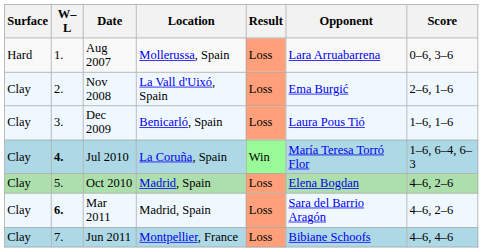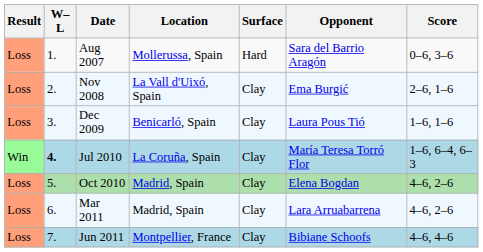columns swapped: (266, 21) <-> (28, 21)
(334, 55) Lara Arruabarrena -> (326, 55) Sara del Barrio Aragón
(59, 210) bold -> (52, 210) normal
(326, 210) Sara del Barrio Aragón -> (334, 210) Lara Arruabarrena
